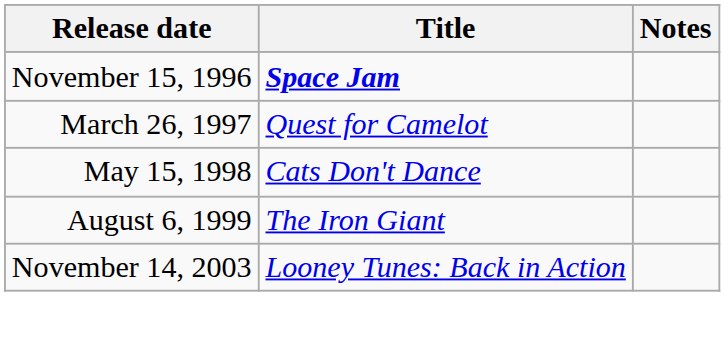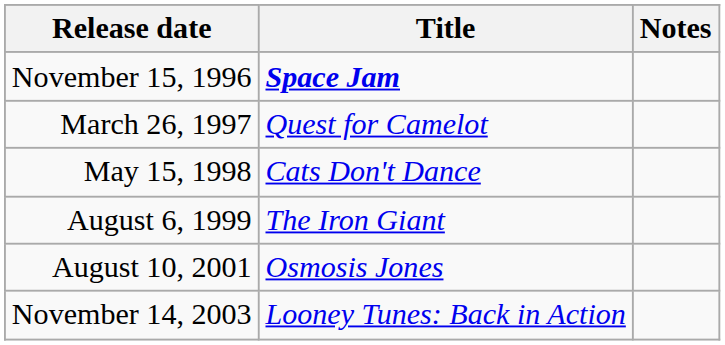+ row: (152, 266)
